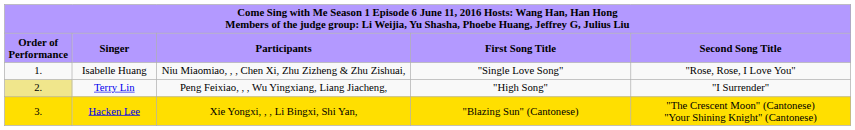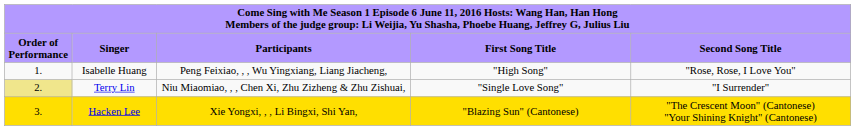(284, 71) Niu Miaomiao, , , Chen Xi, Zhu Zizheng & Zhu Zishuai, -> (284, 71) Peng Feixiao, , , Wu Yingxiang, Liang Jiacheng,
(521, 71) "Single Love Song" -> (521, 71) "High Song"
(284, 88) Peng Feixiao, , , Wu Yingxiang, Liang Jiacheng, -> (284, 88) Niu Miaomiao, , , Chen Xi, Zhu Zizheng & Zhu Zishuai,
(521, 88) "High Song" -> (521, 88) "Single Love Song"
